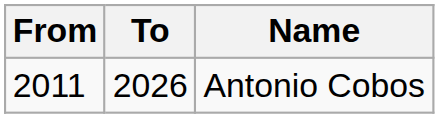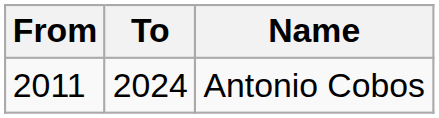(150, 84) 2026 -> (150, 84) 2024
